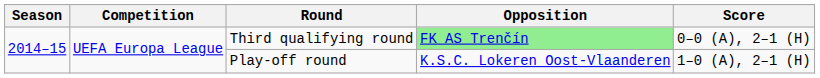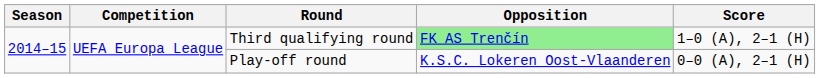(744, 39) 0–0 (A), 2–1 (H) -> (744, 39) 1–0 (A), 2–1 (H)
(744, 61) 1–0 (A), 2–1 (H) -> (744, 61) 0–0 (A), 2–1 (H)
